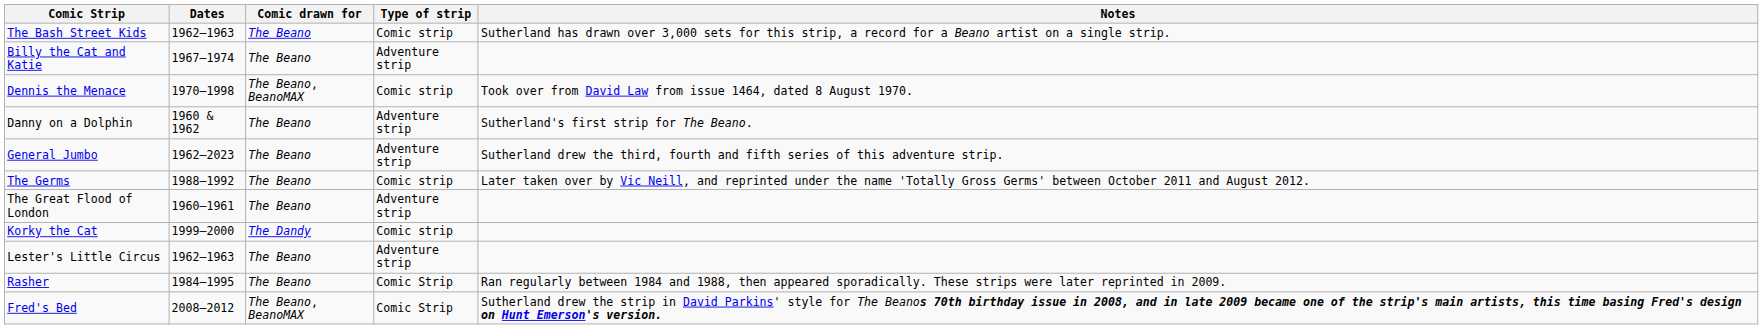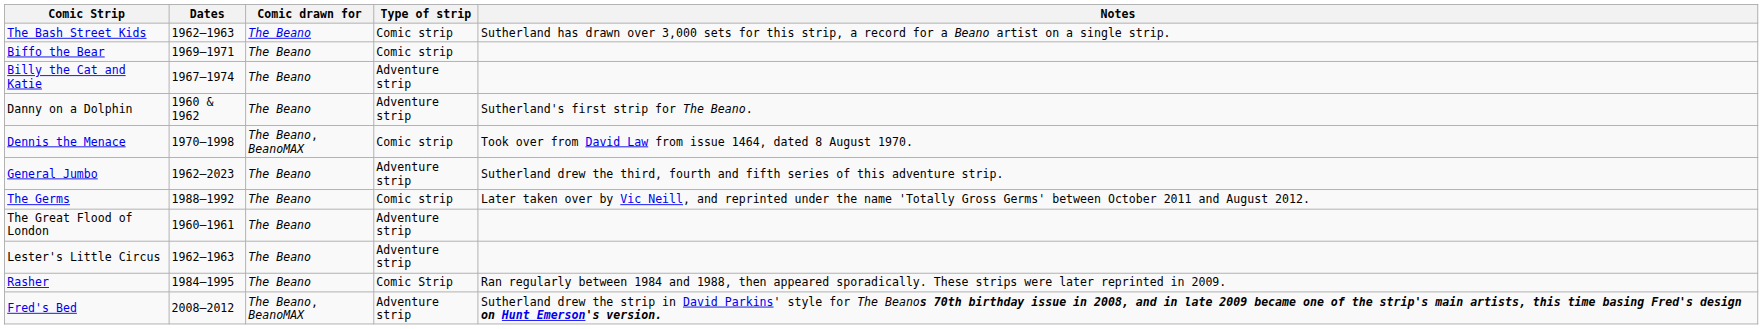+ row: (56, 52)
rows swapped: (70, 123) <-> (66, 90)
- row: (52, 231)
(415, 308) Comic Strip -> (408, 308) Adventure strip
